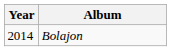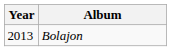(20, 35) 2014 -> (20, 35) 2013
